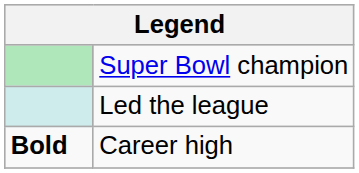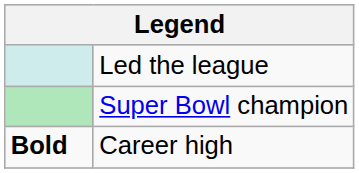rows swapped: (224, 65) <-> (184, 106)
